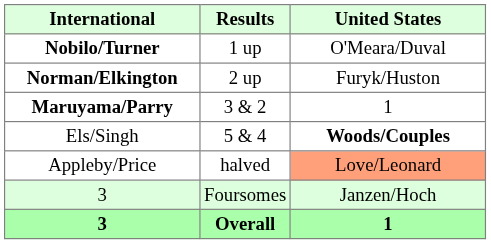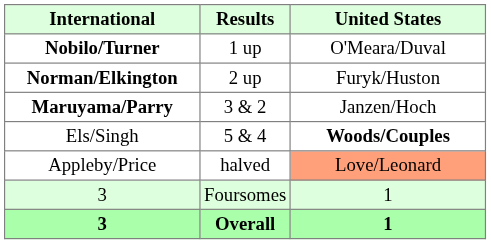(388, 106) 1 -> (388, 106) Janzen/Hoch
(388, 194) Janzen/Hoch -> (388, 194) 1
